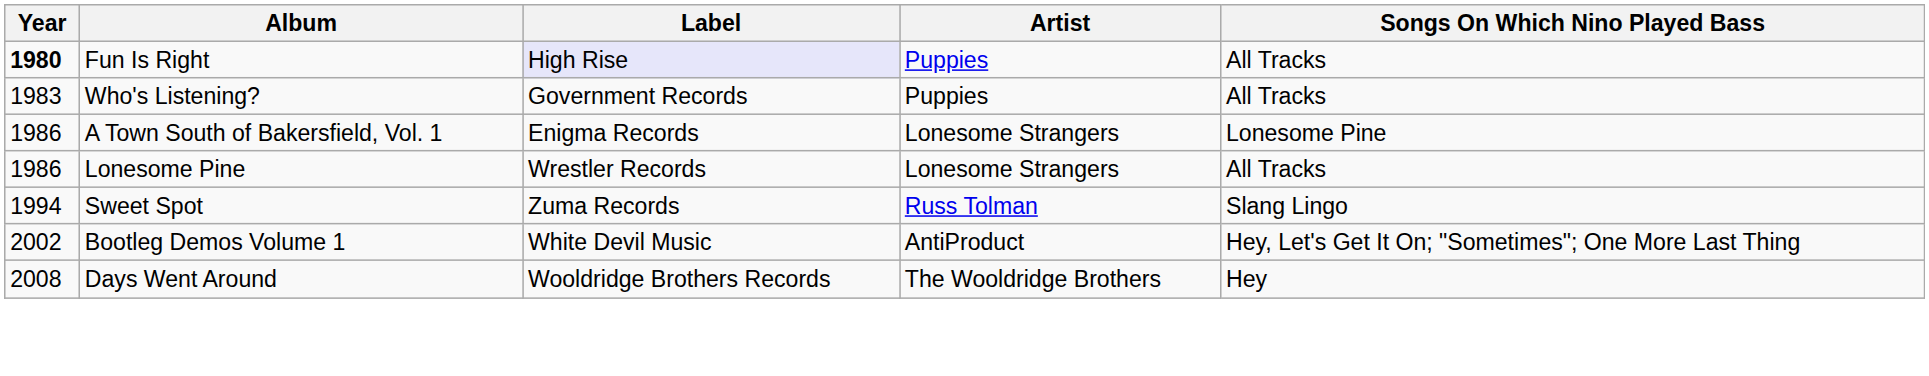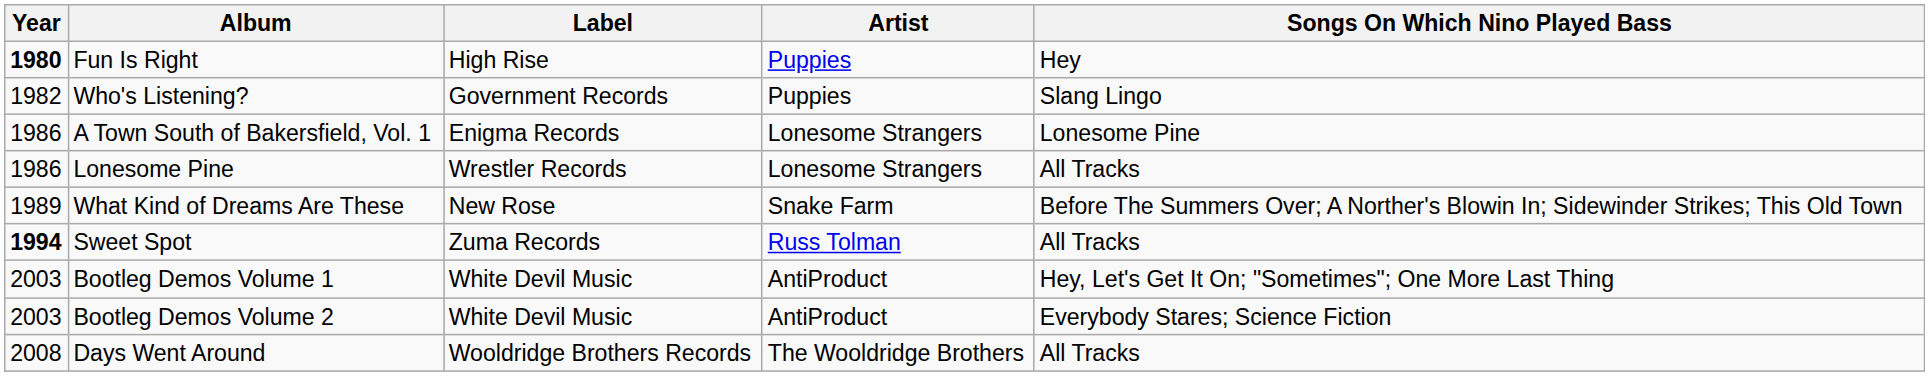(578, 60) lavender background -> (499, 60) no background
(1276, 60) All Tracks -> (1060, 60) Hey
(36, 96) 1983 -> (36, 96) 1982
(1276, 96) All Tracks -> (1101, 96) Slang Lingo
+ row: (239, 206)
(36, 206) normal -> (36, 243) bold
(1287, 206) Slang Lingo -> (1090, 243) All Tracks
(36, 243) 2002 -> (36, 279) 2003
+ row: (204, 316)
(1247, 279) Hey -> (1090, 352) All Tracks
